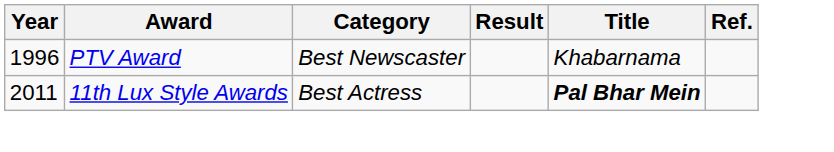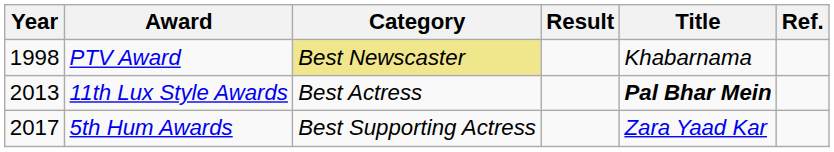(35, 57) 1996 -> (35, 57) 1998
(382, 57) no background -> (382, 57) khaki background
(34, 92) 2011 -> (35, 92) 2013
+ row: (151, 127)
